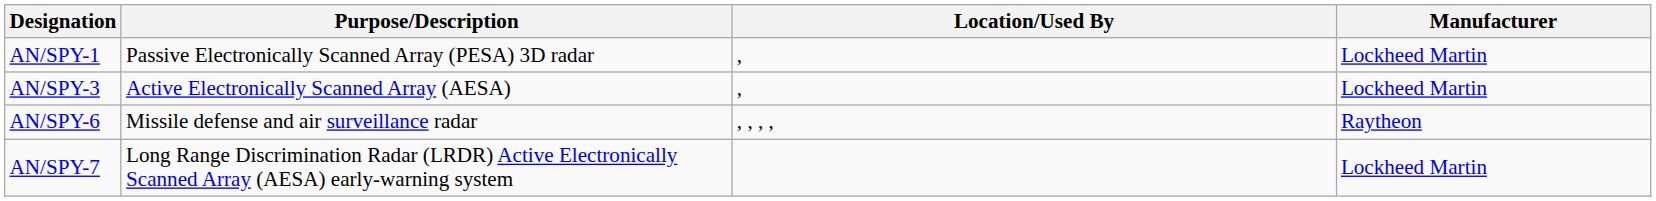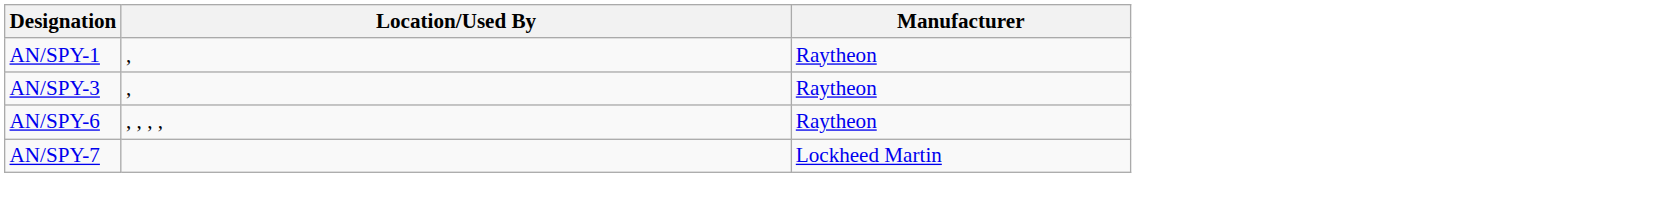- column: (427, 21)
(1414, 54) Lockheed Martin -> (836, 54) Raytheon
(1414, 88) Lockheed Martin -> (836, 88) Raytheon
